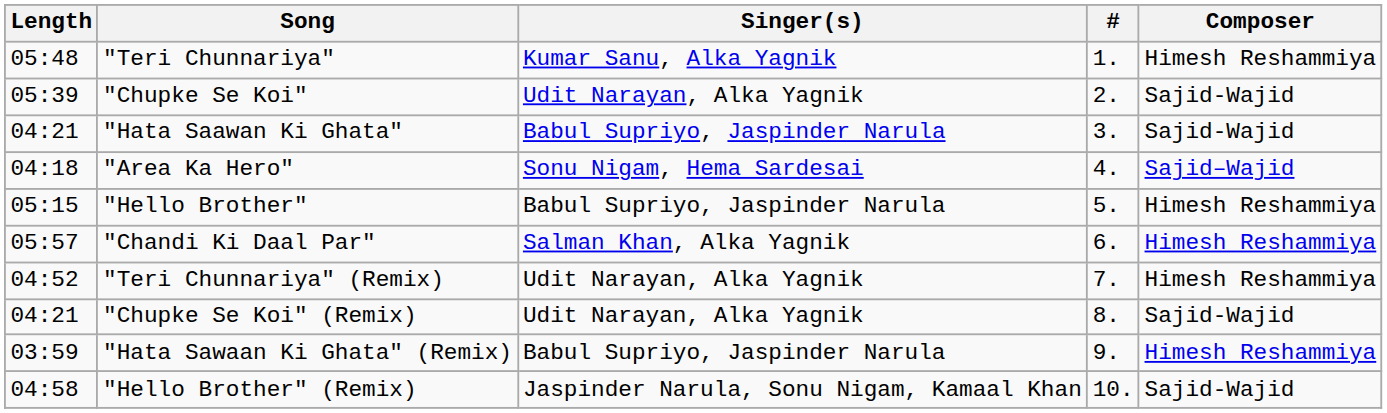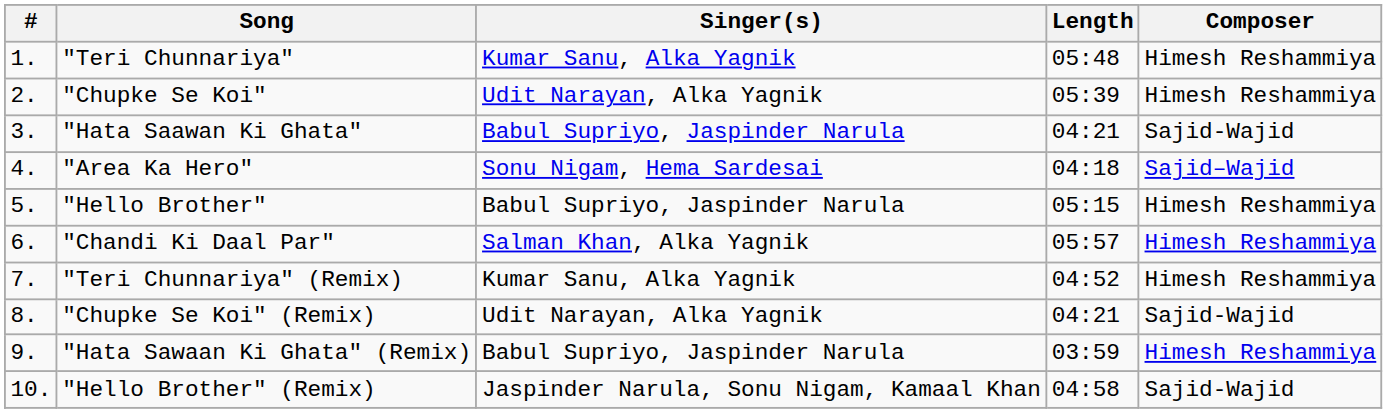columns swapped: (1113, 24) <-> (51, 24)
(1220, 97) Sajid-Wajid -> (1260, 97) Himesh Reshammiya
(693, 280) Udit Narayan, Alka Yagnik -> (639, 280) Kumar Sanu, Alka Yagnik
